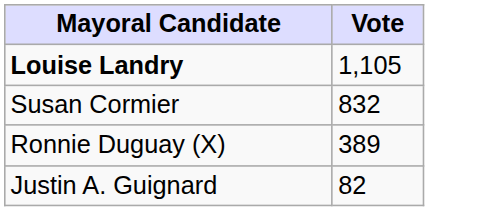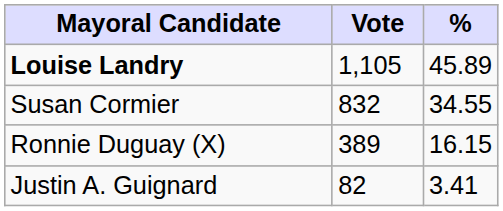+ column: (461, 24)
